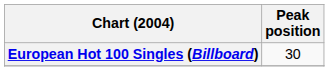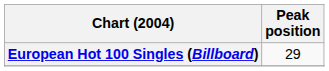(293, 54) 30 -> (293, 54) 29
